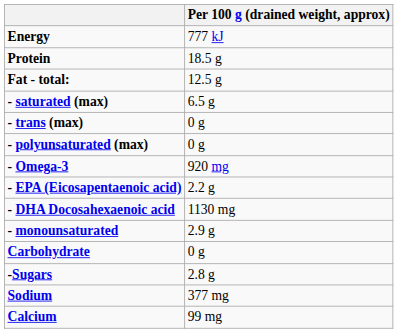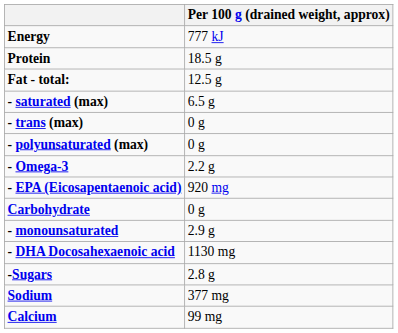(208, 166) 920 mg -> (201, 166) 2.2 g
(201, 187) 2.2 g -> (208, 187) 920 mg
rows swapped: (91, 209) <-> (49, 252)
